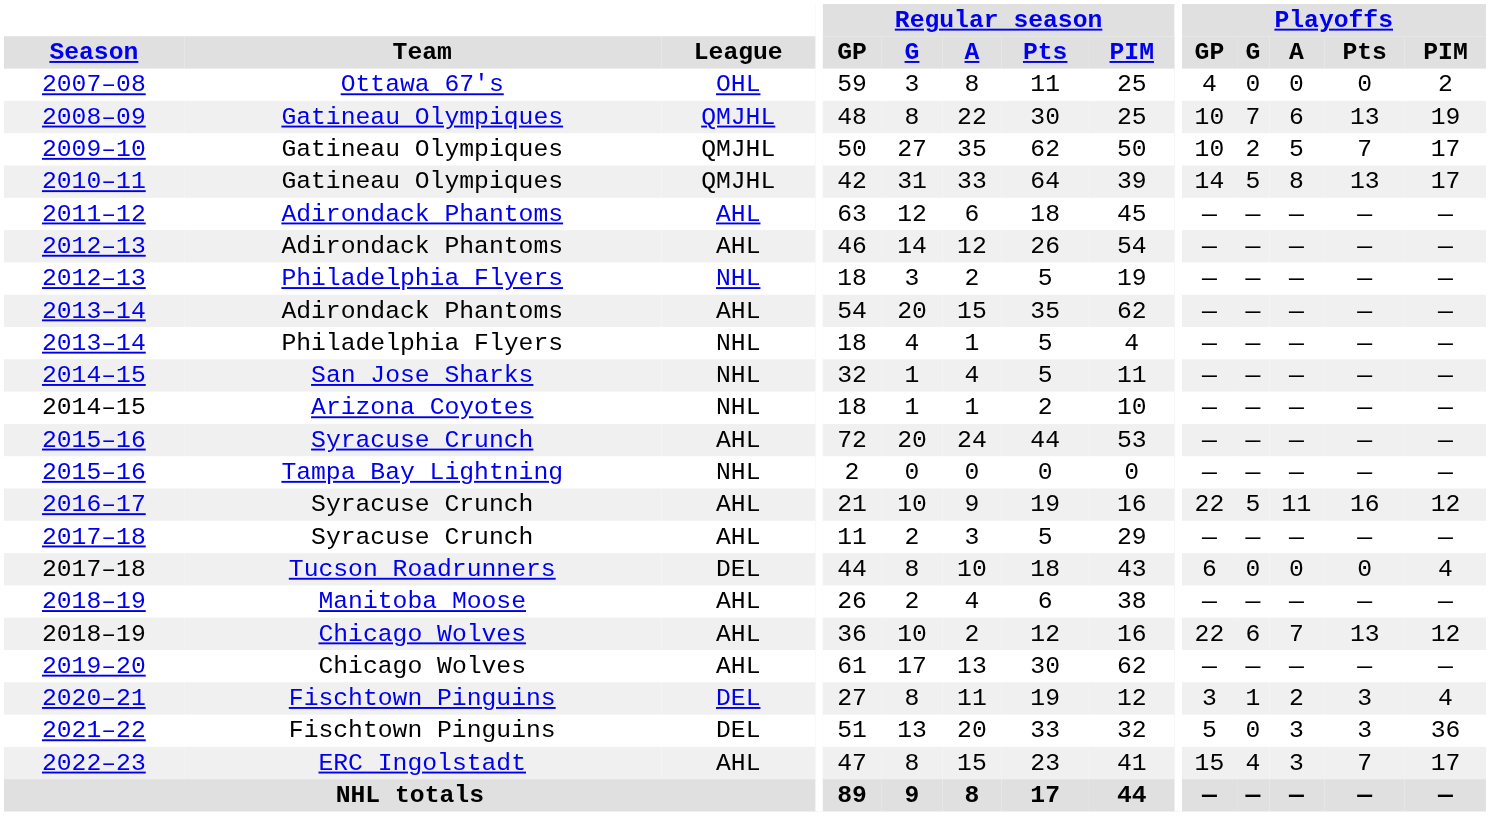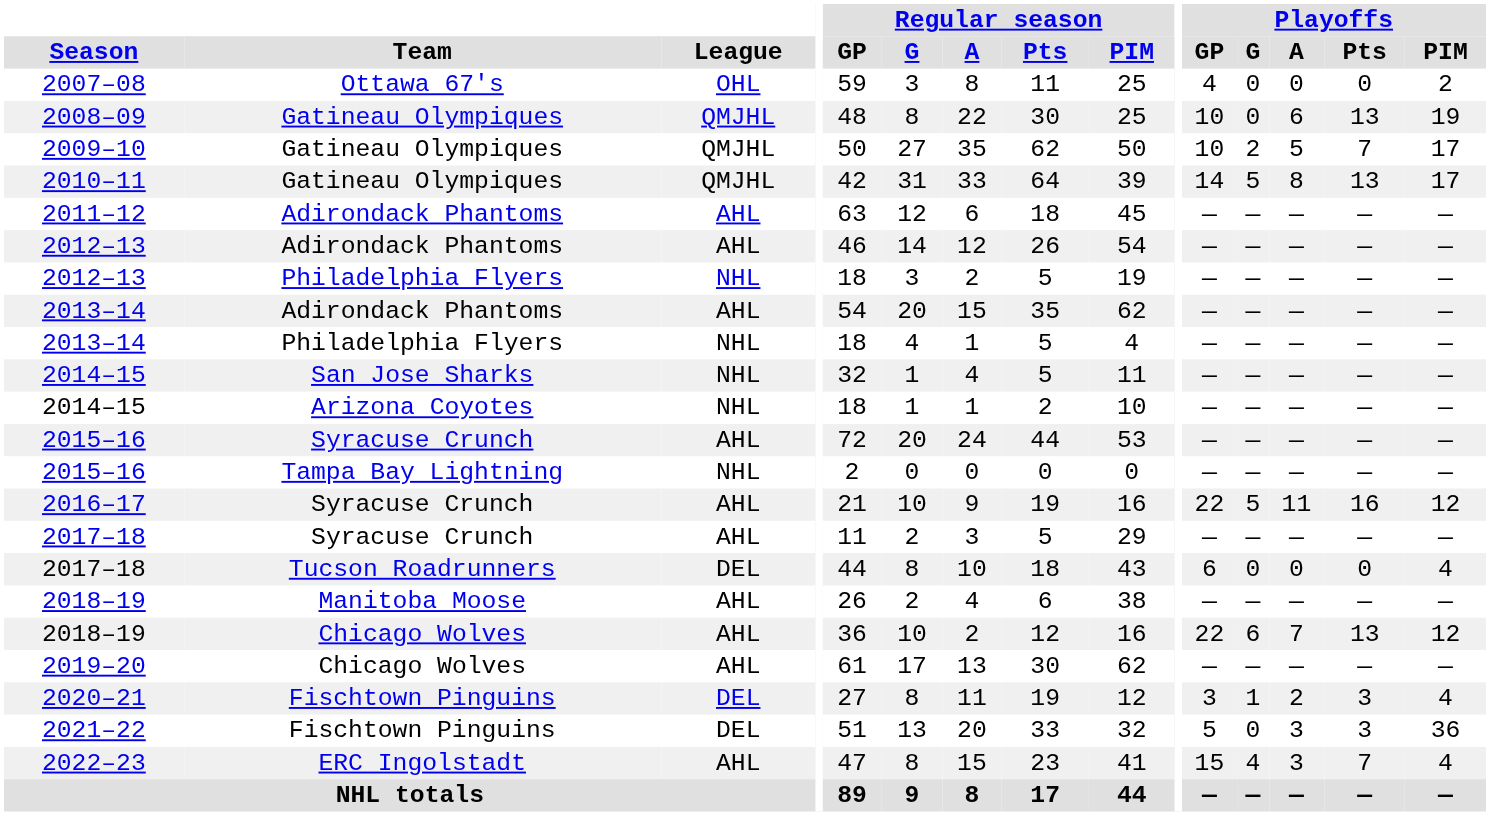(1253, 117) 7 -> (1253, 117) 0
(1446, 763) 17 -> (1446, 763) 4
